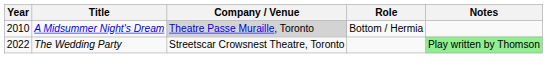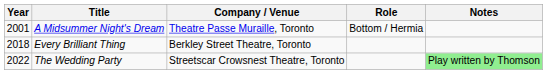(18, 28) 2010 -> (18, 28) 2001
(242, 28) lightgrey background -> (242, 28) no background
+ row: (80, 45)
